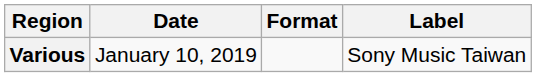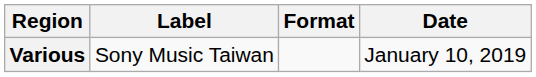columns swapped: (176, 21) <-> (437, 21)
